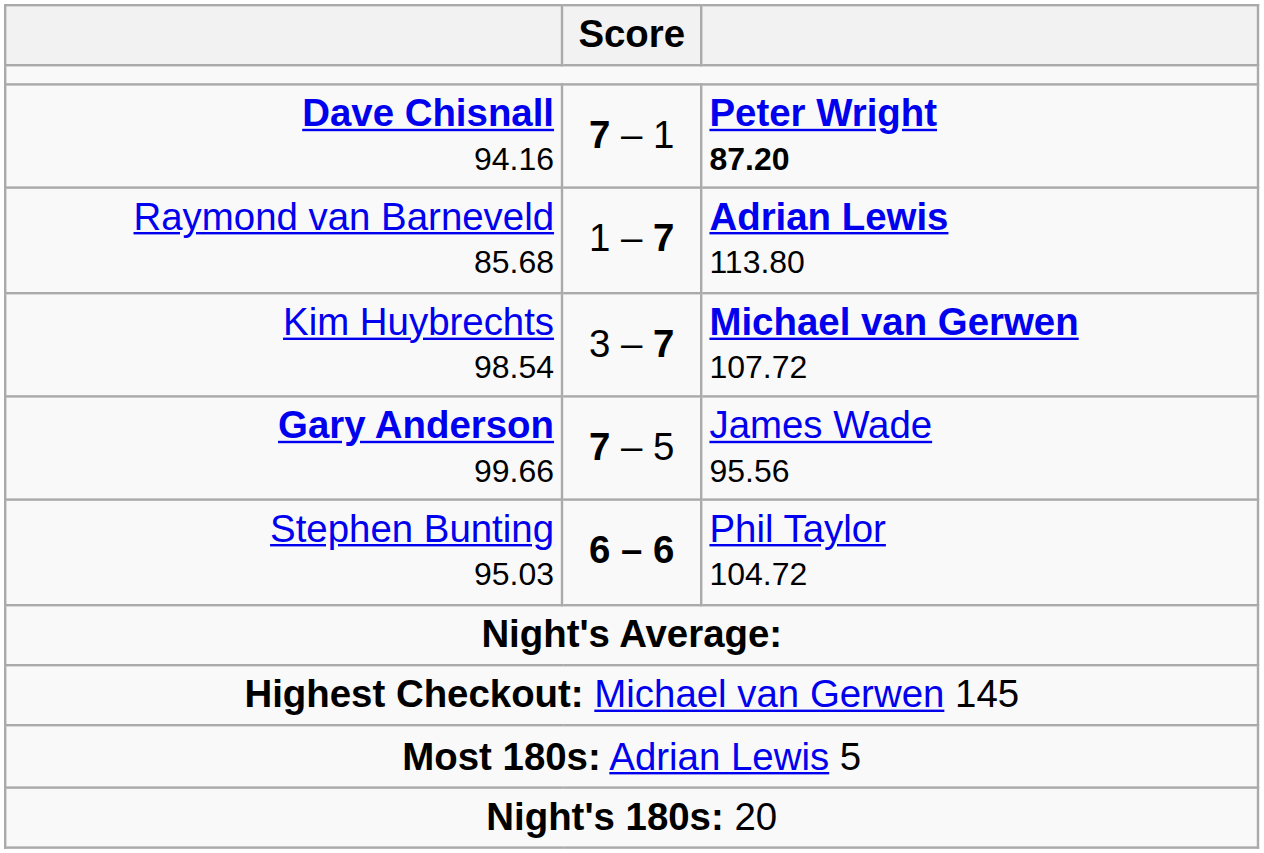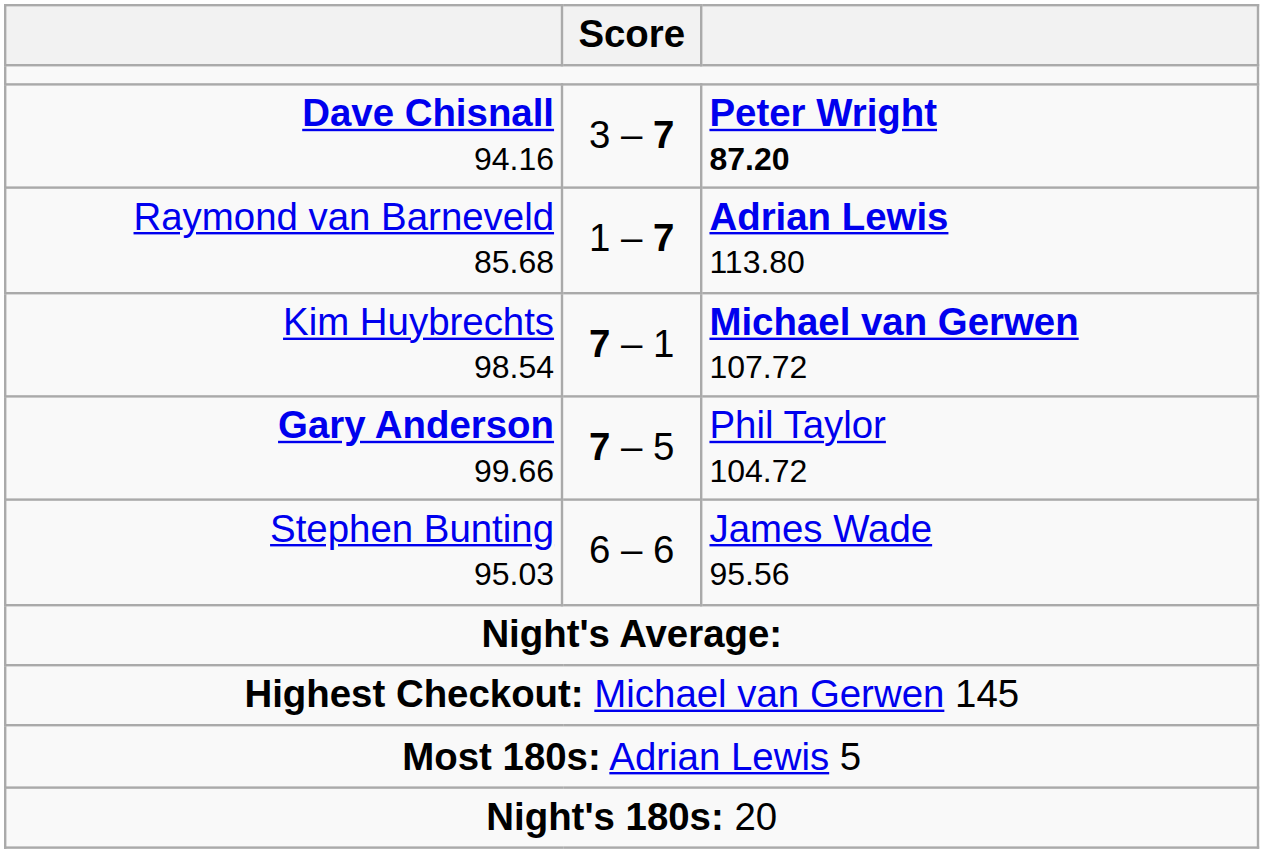(632, 135) 7 – 1 -> (632, 135) 3 – 7
(632, 343) 3 – 7 -> (632, 343) 7 – 1
(821, 447) James Wade 95.56 -> (798, 447) Phil Taylor 104.72
(632, 551) bold -> (632, 551) normal
(798, 551) Phil Taylor 104.72 -> (821, 551) James Wade 95.56
